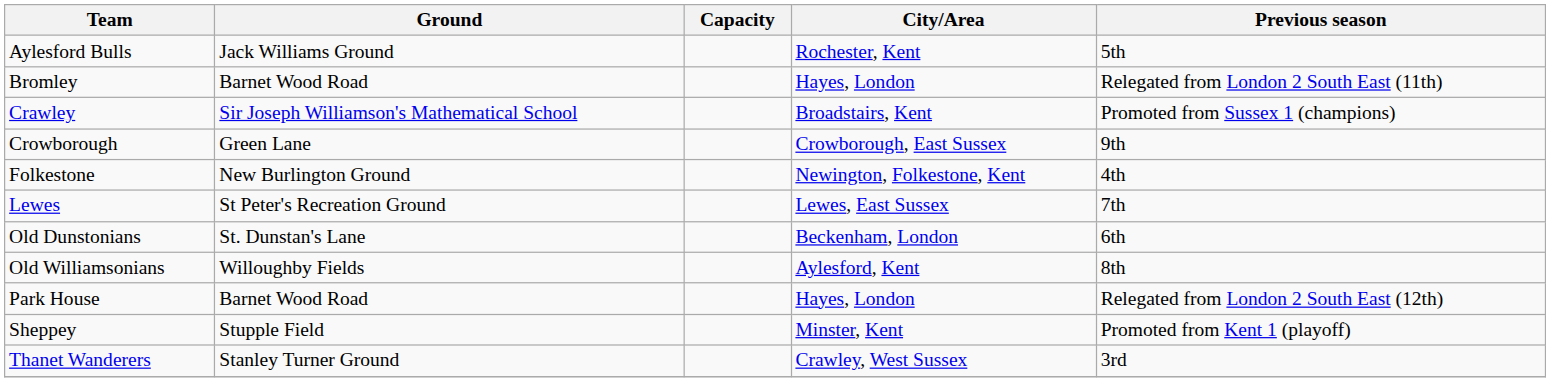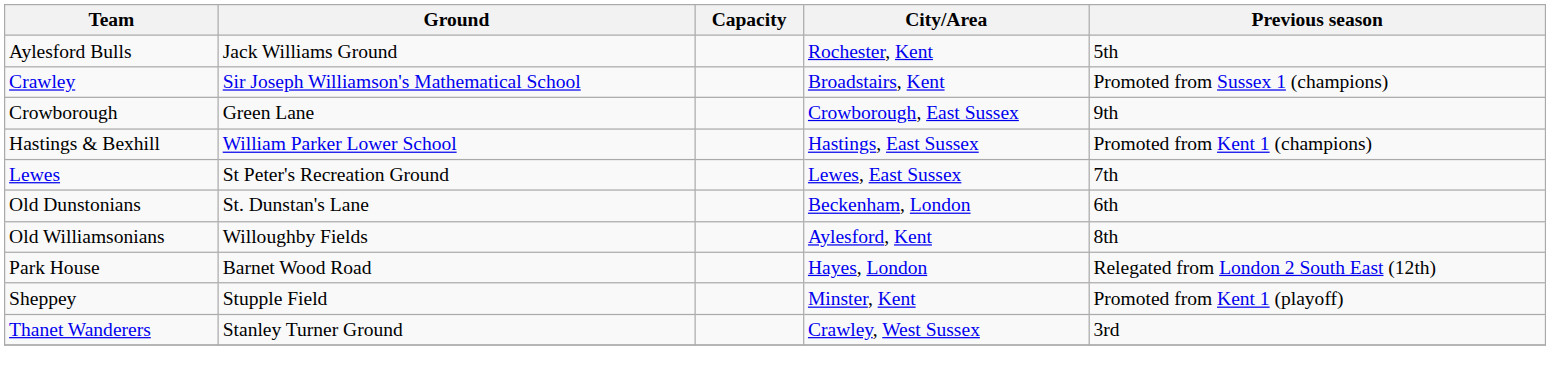- row: (43, 81)
- row: (52, 174)
+ row: (84, 143)
